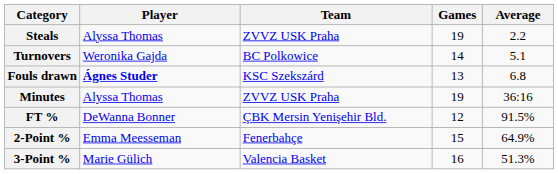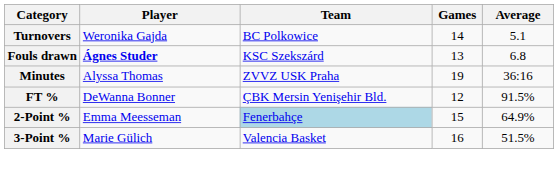- row: (42, 35)
(273, 138) no background -> (273, 117) lightblue background
(518, 158) 51.3% -> (518, 138) 51.5%
